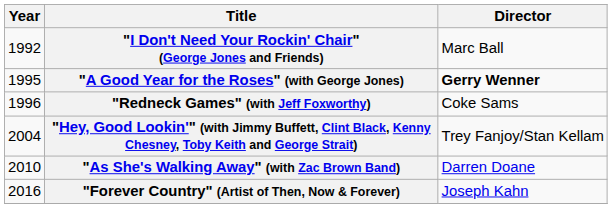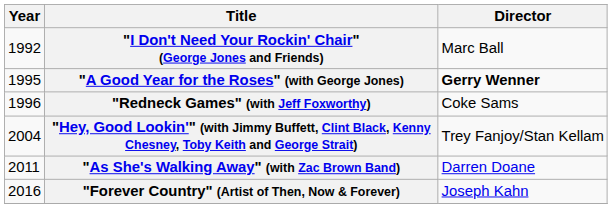(24, 167) 2010 -> (24, 167) 2011
